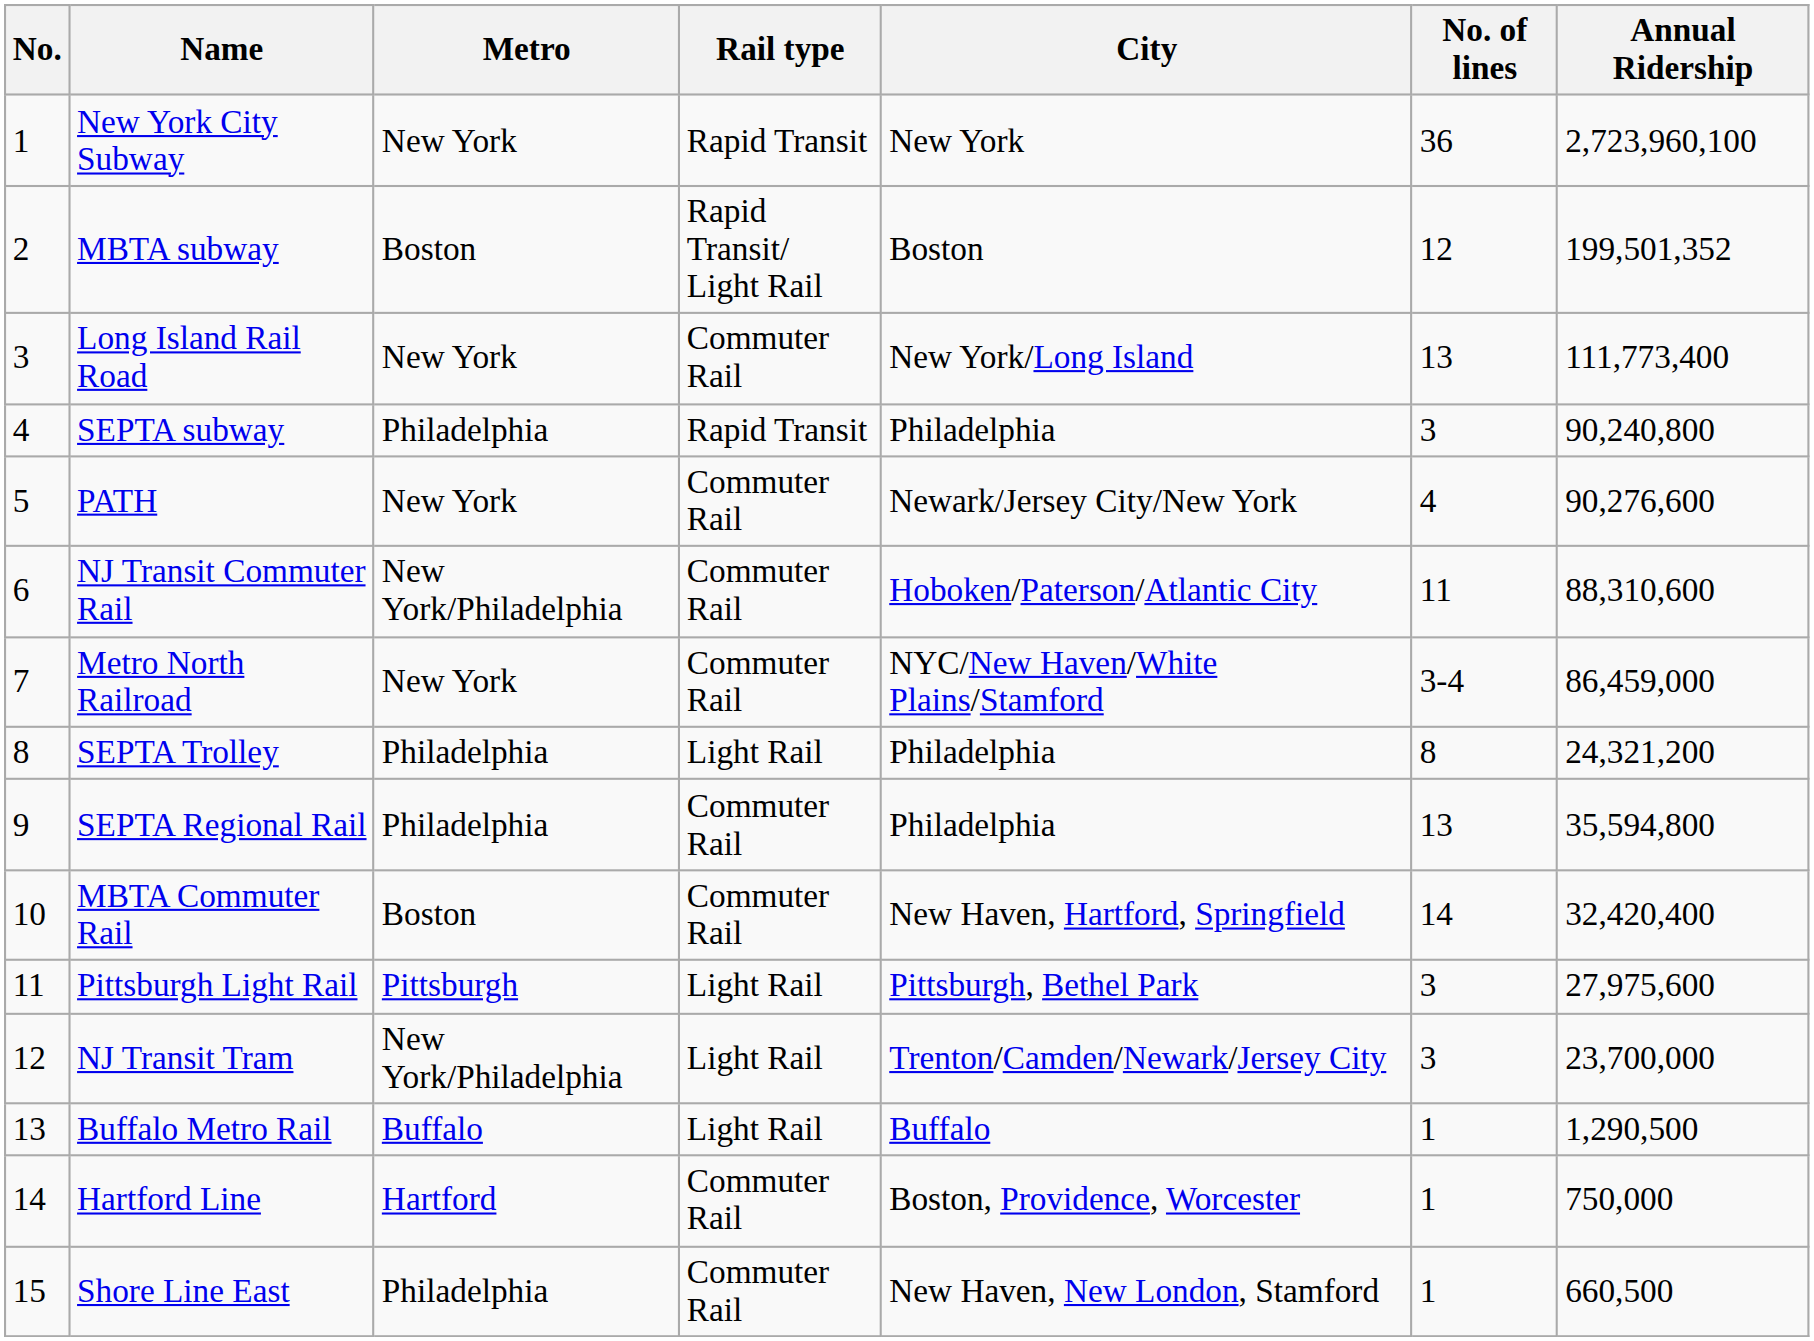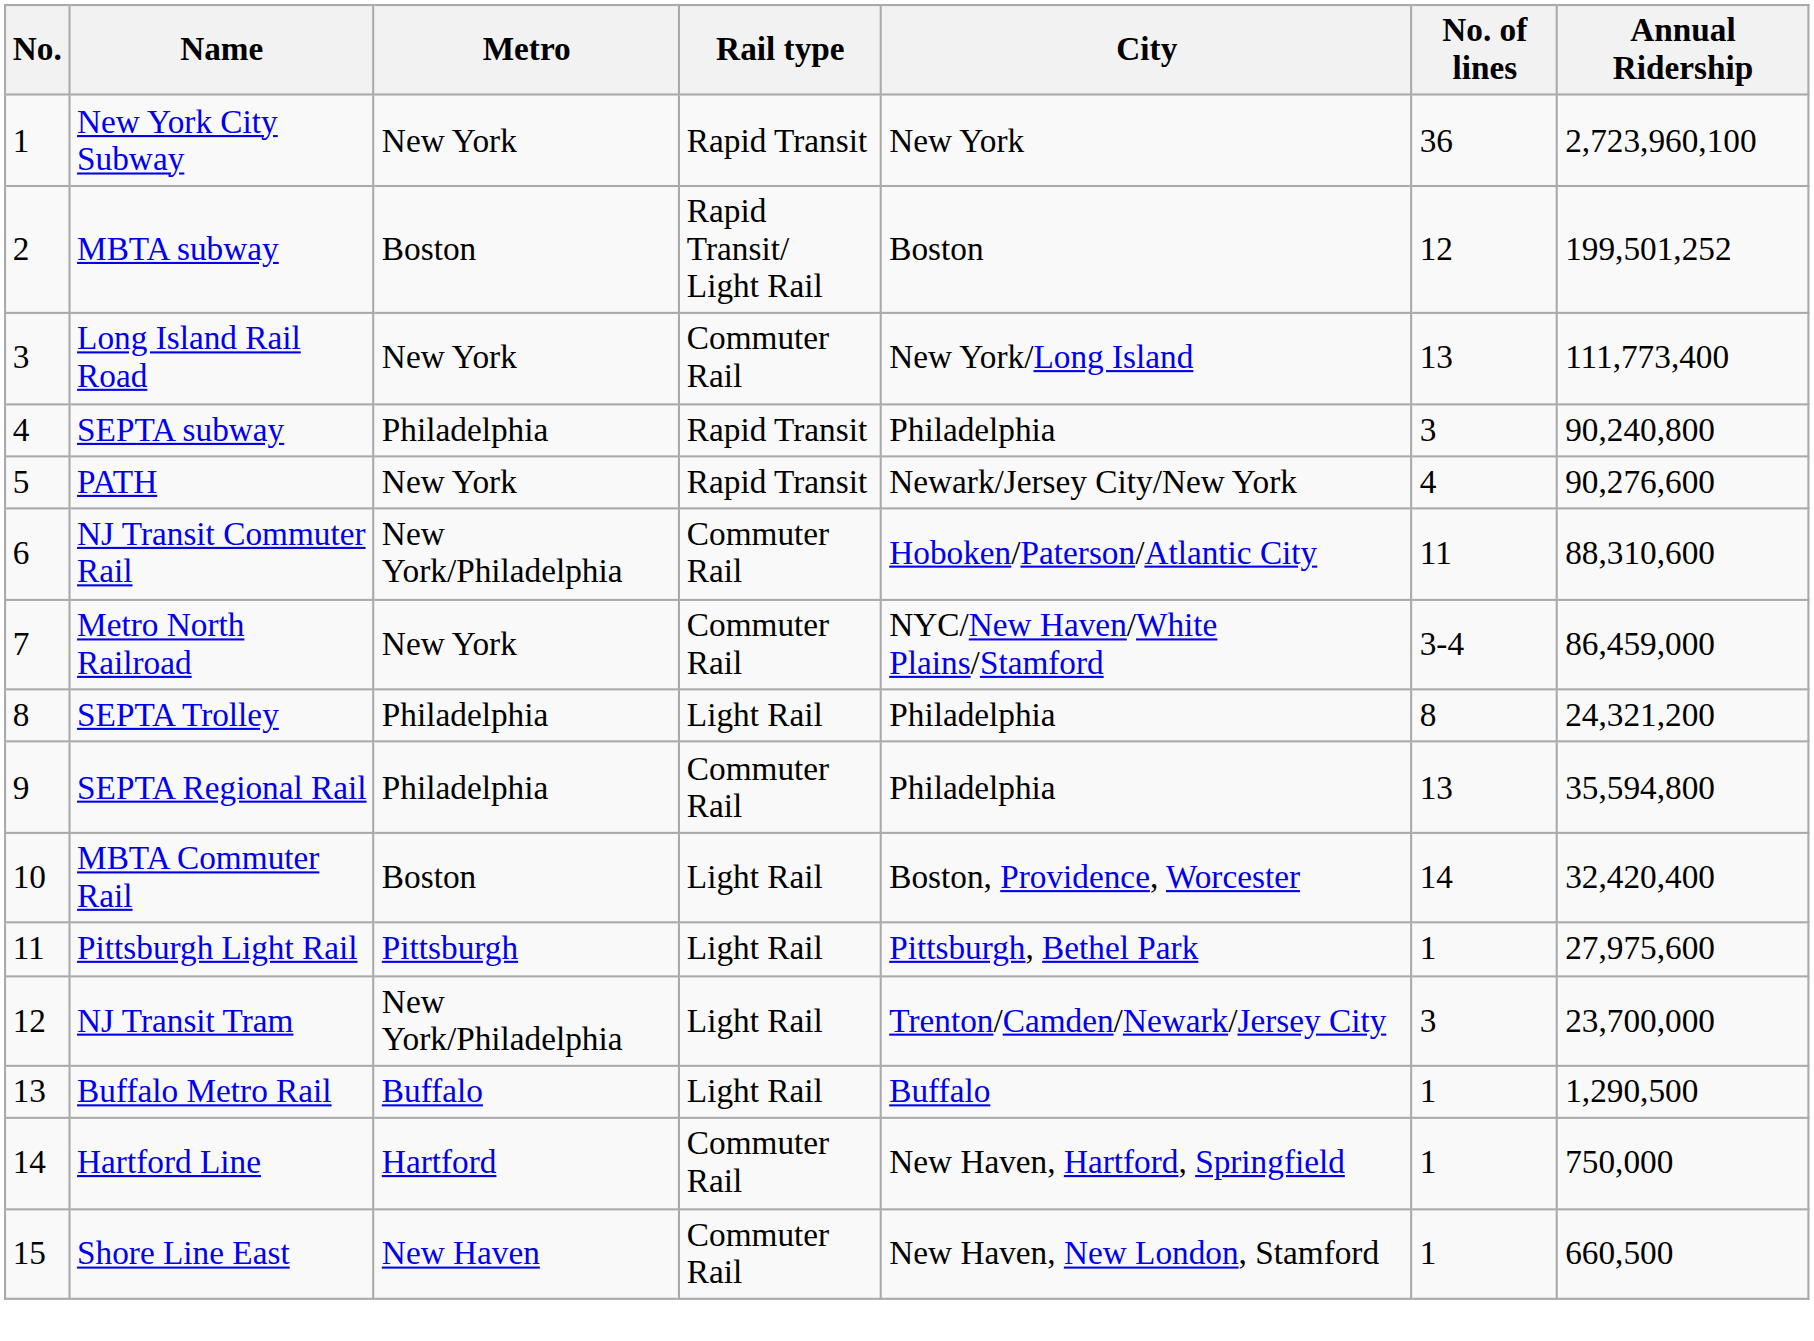(1648, 248) 199,501,352 -> (1648, 248) 199,501,252
(758, 500) Commuter Rail -> (777, 481) Rapid Transit
(758, 914) Commuter Rail -> (755, 876) Light Rail
(1117, 914) New Haven, Hartford, Springfield -> (1095, 876) Boston, Providence, Worcester
(1428, 985) 3 -> (1428, 948) 1
(1095, 1200) Boston, Providence, Worcester -> (1117, 1162) New Haven, Hartford, Springfield
(465, 1290) Philadelphia -> (461, 1253) New Haven
